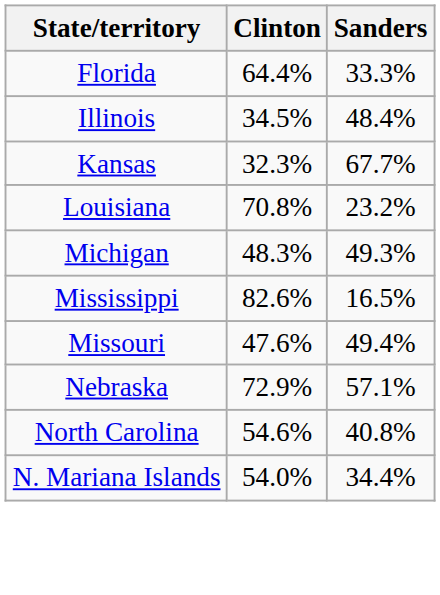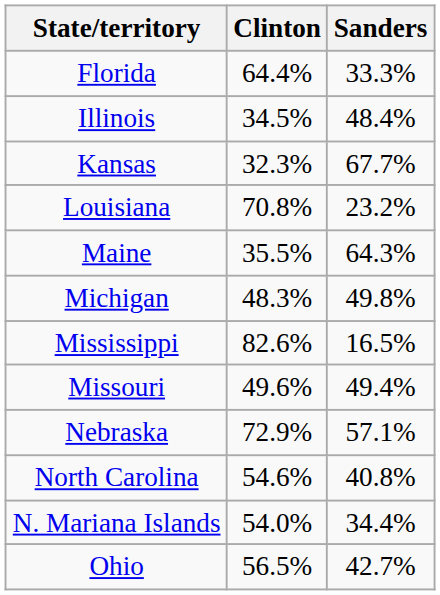+ row: (117, 252)
(381, 252) 49.3% -> (381, 297) 49.8%
(277, 342) 47.6% -> (277, 387) 49.6%
+ row: (117, 566)
